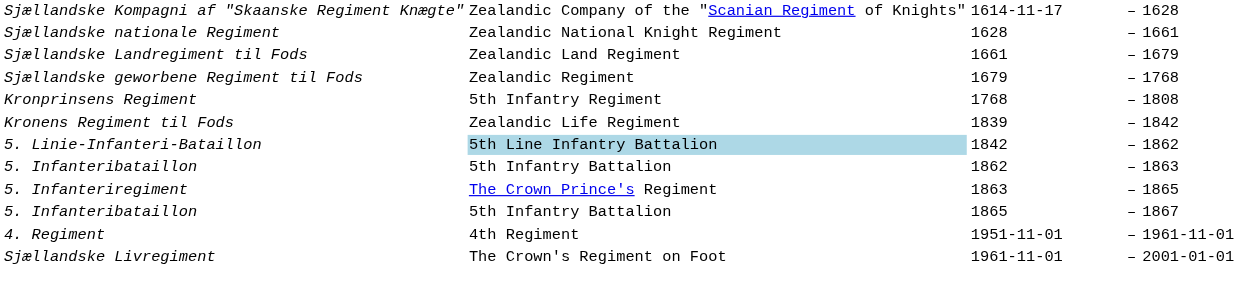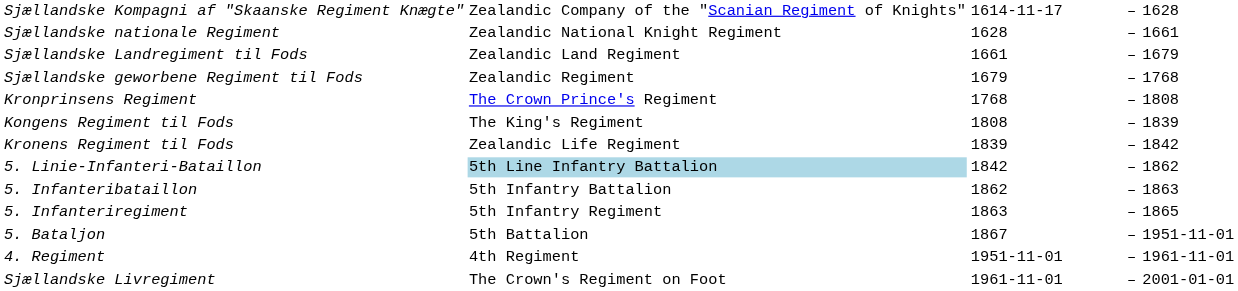(566, 100) 5th Infantry Regiment -> (593, 100) The Crown Prince's Regiment
+ row: (119, 122)
(593, 190) The Crown Prince's Regiment -> (566, 212) 5th Infantry Regiment
- row: (101, 212)
+ row: (55, 235)
